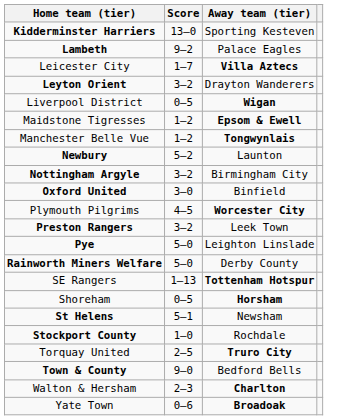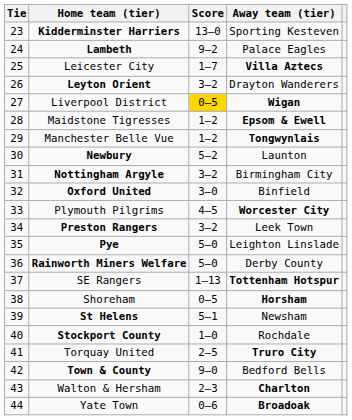+ column: (17, 13)
(183, 103) no background -> (208, 103) gold background
